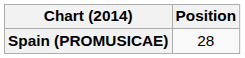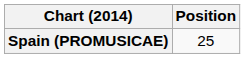(206, 41) 28 -> (206, 41) 25
